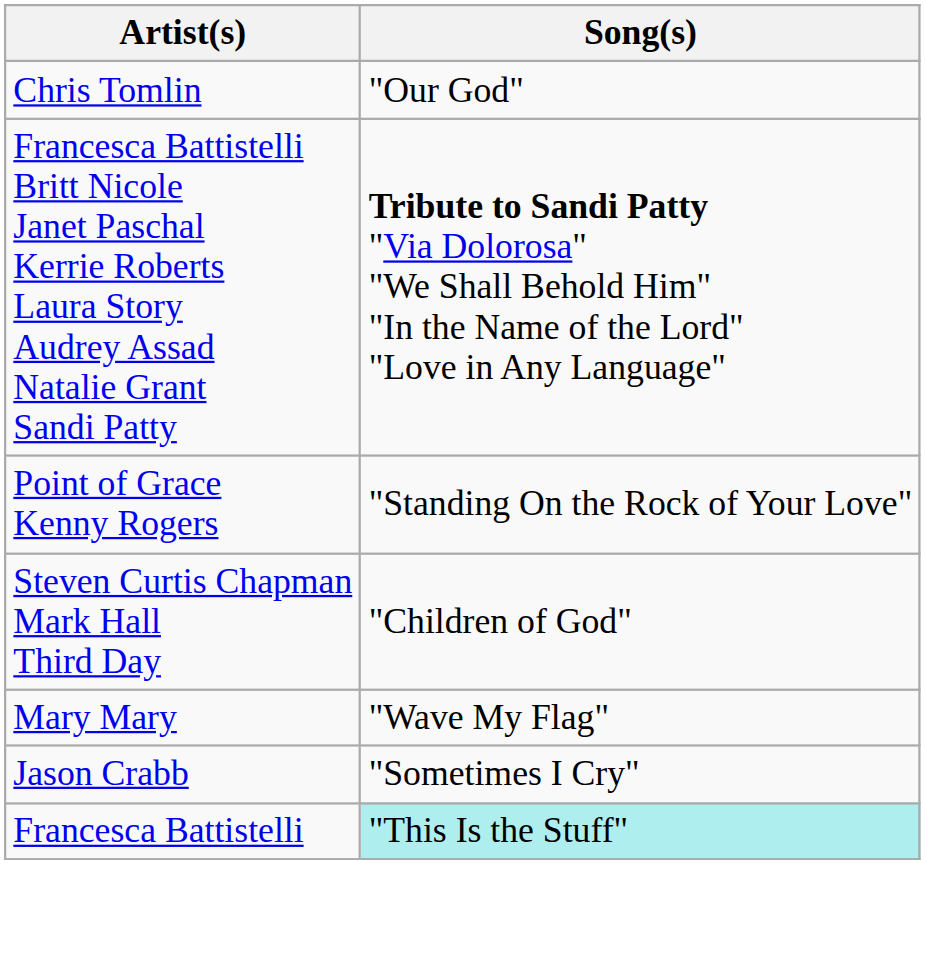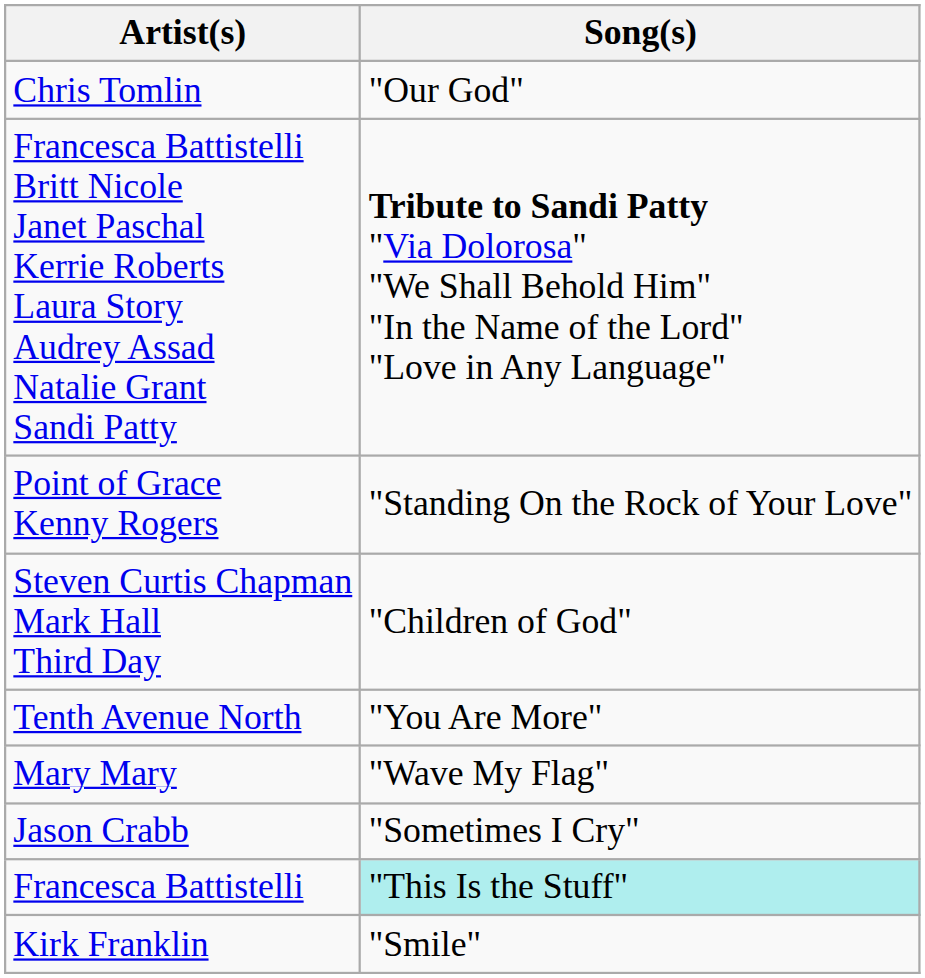+ row: (157, 717)
+ row: (111, 943)
